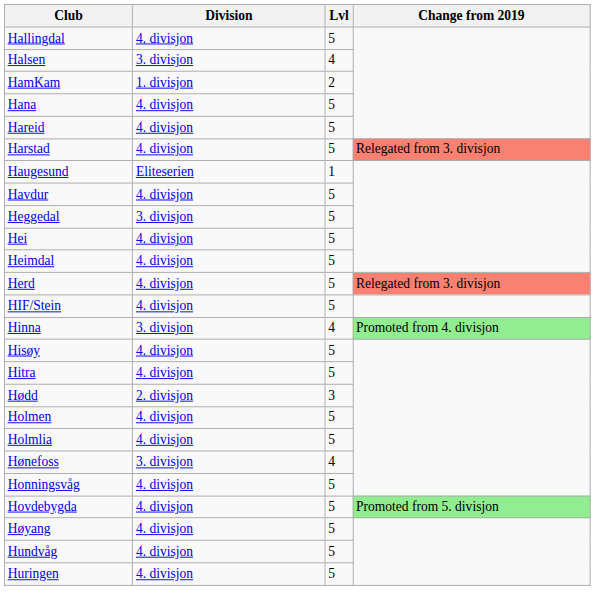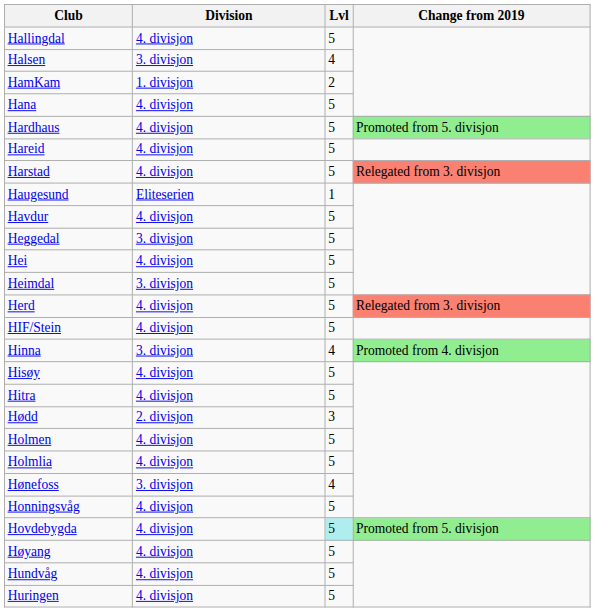+ row: (34, 127)
(164, 261) 4. divisjon -> (164, 283) 3. divisjon
(332, 507) no background -> (332, 529) paleturquoise background
